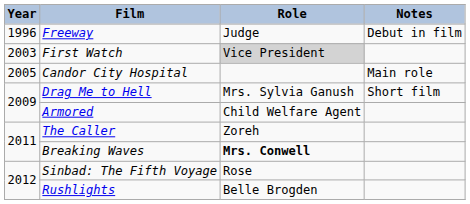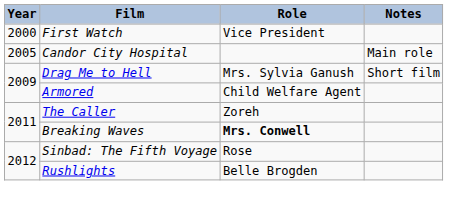- row: (68, 34)
(22, 54) 2003 -> (22, 34) 2000
(274, 54) lightgrey background -> (274, 34) no background
